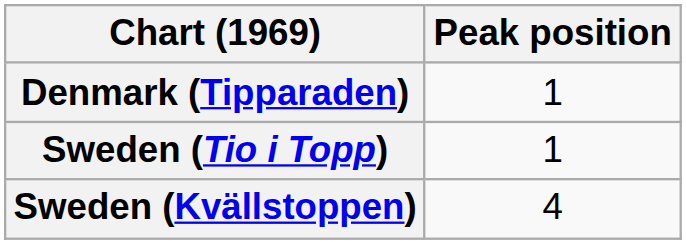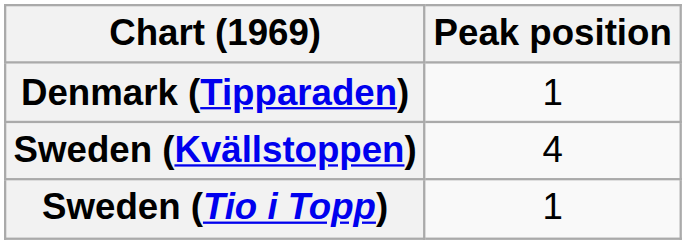rows swapped: (215, 207) <-> (215, 149)
